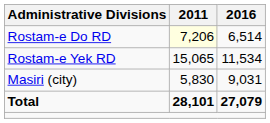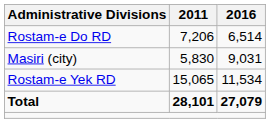(197, 36) lightyellow background -> (197, 36) no background
rows swapped: (62, 58) <-> (42, 79)
